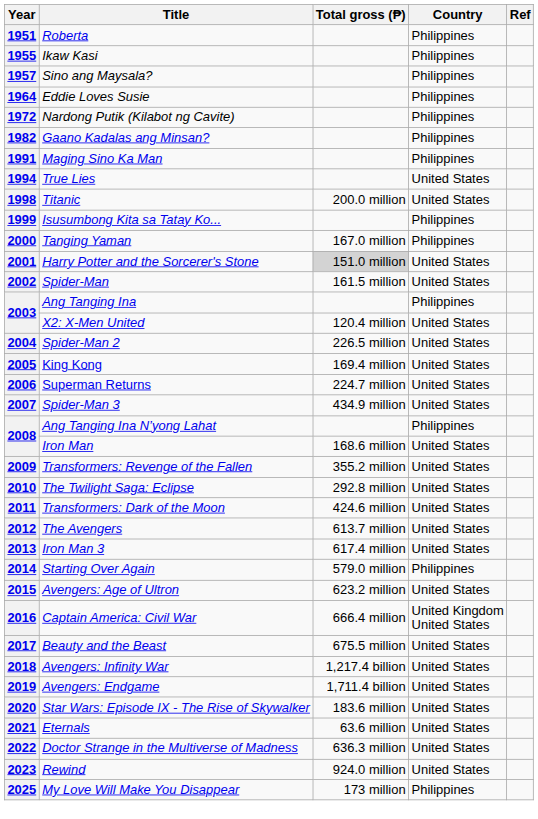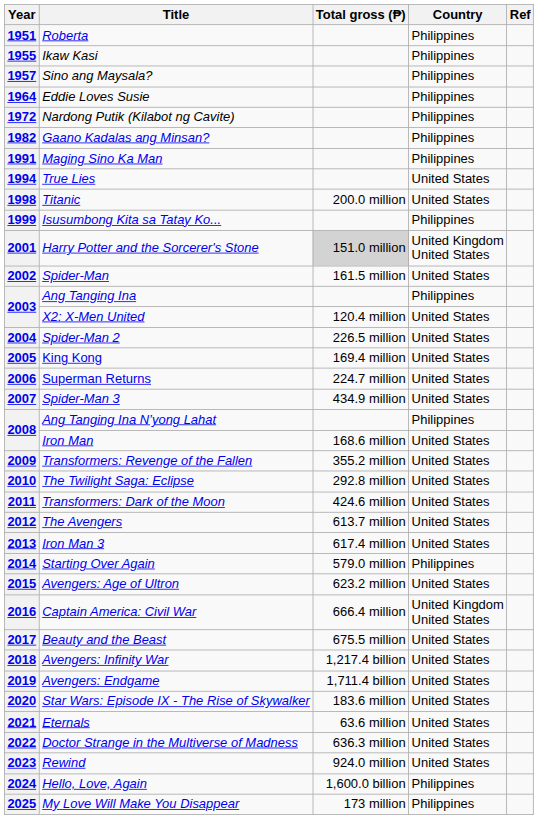- row: (22, 240)
(451, 261) United States -> (458, 248) United Kingdom United States
+ row: (22, 783)
